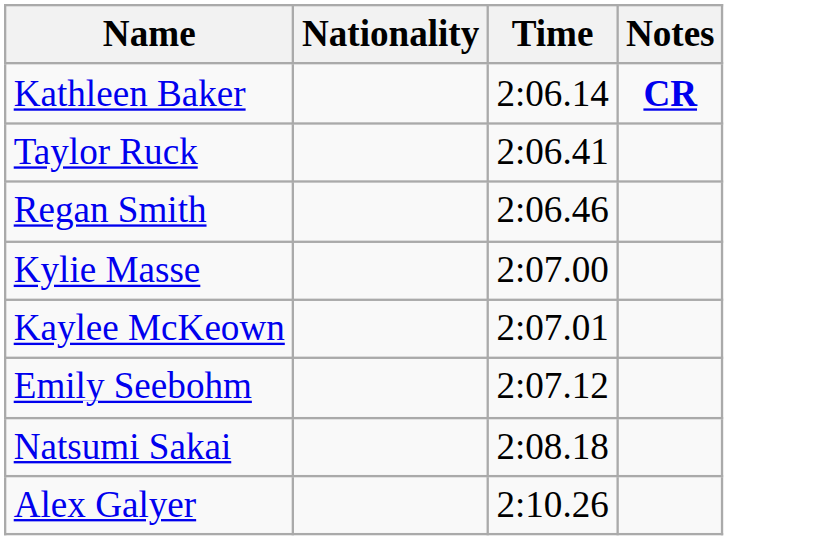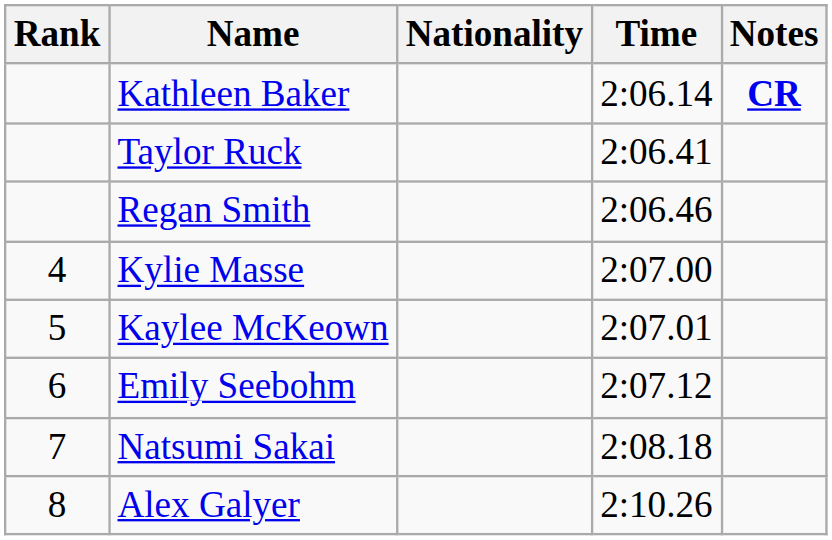+ column: (57, 33)
